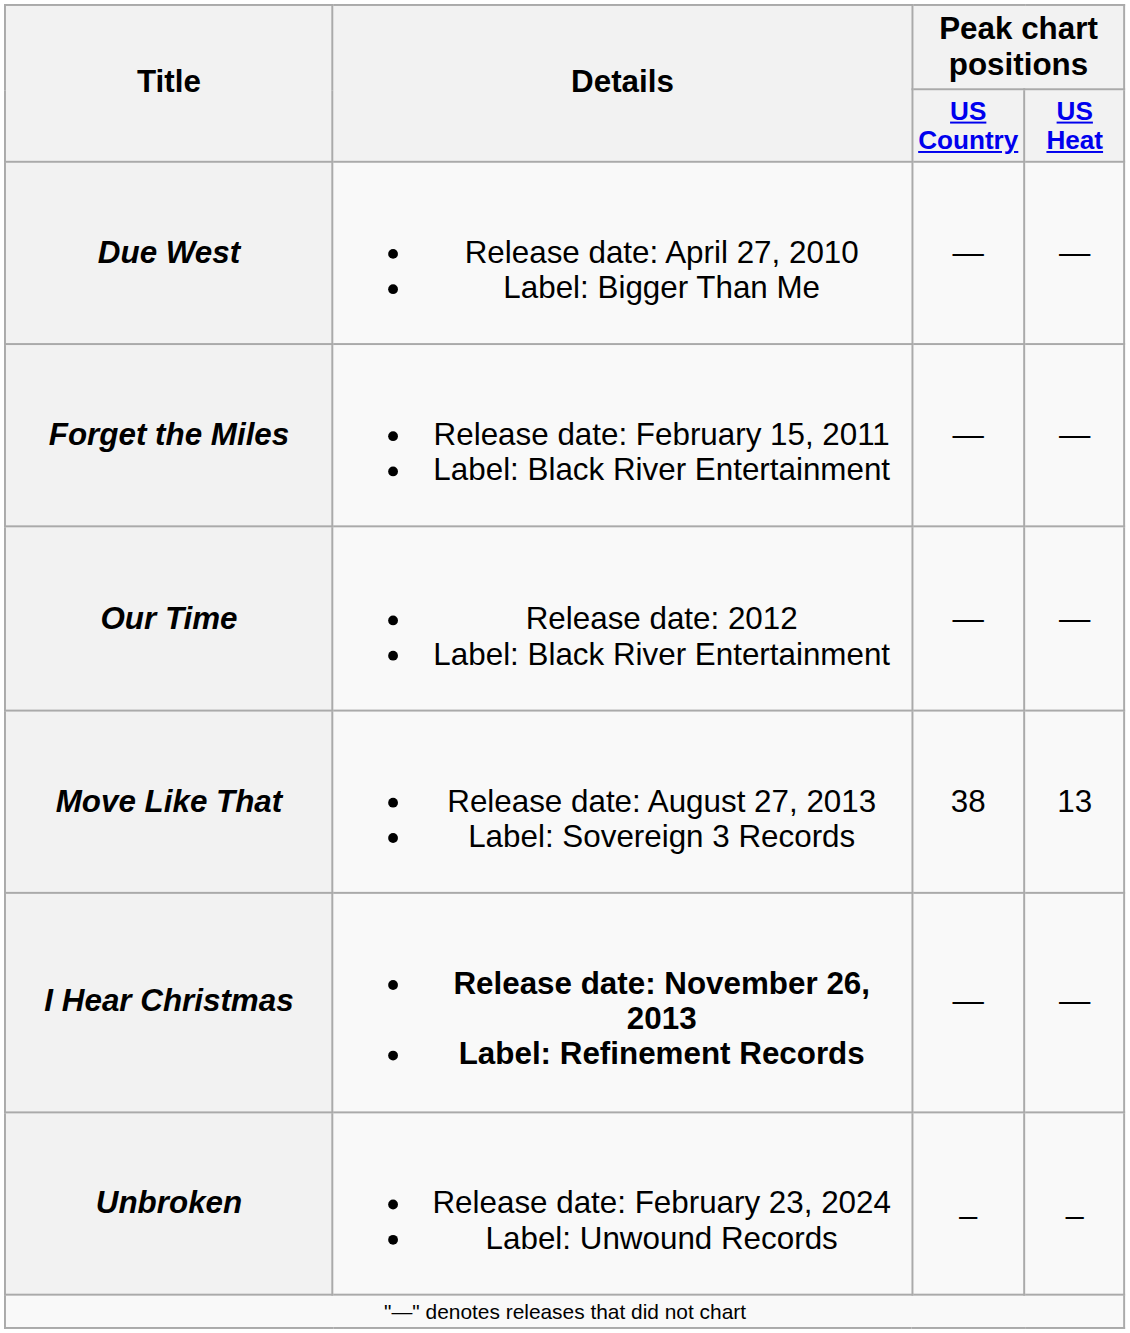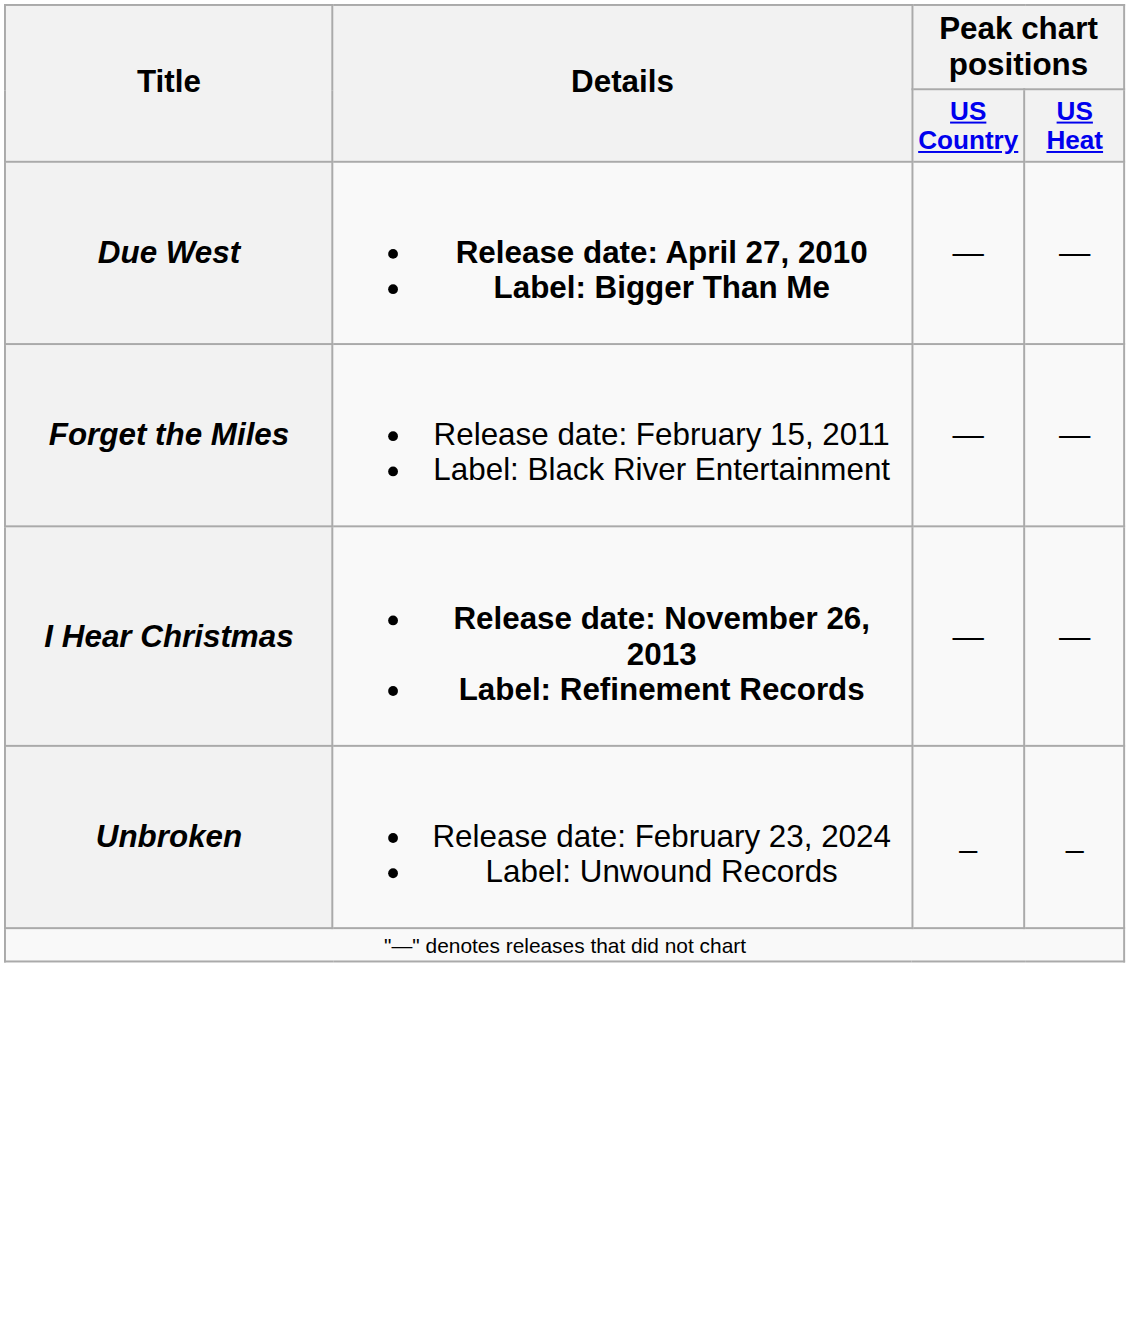(623, 270) normal -> (623, 270) bold
- row: (169, 618)
- row: (169, 801)
